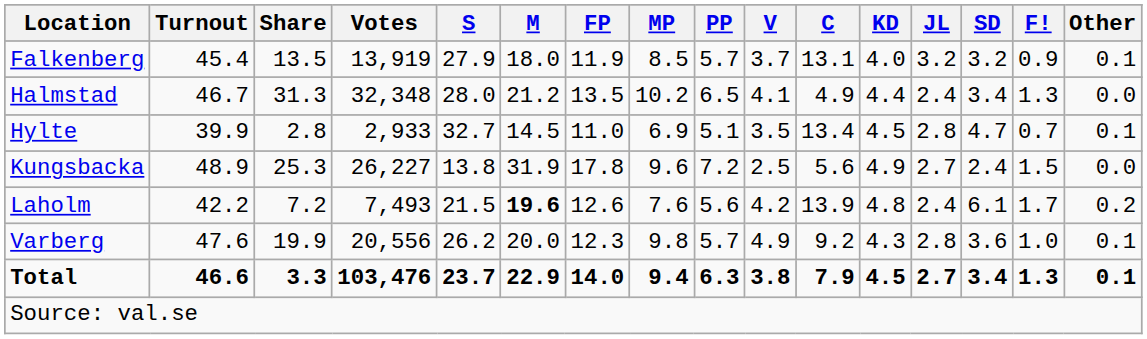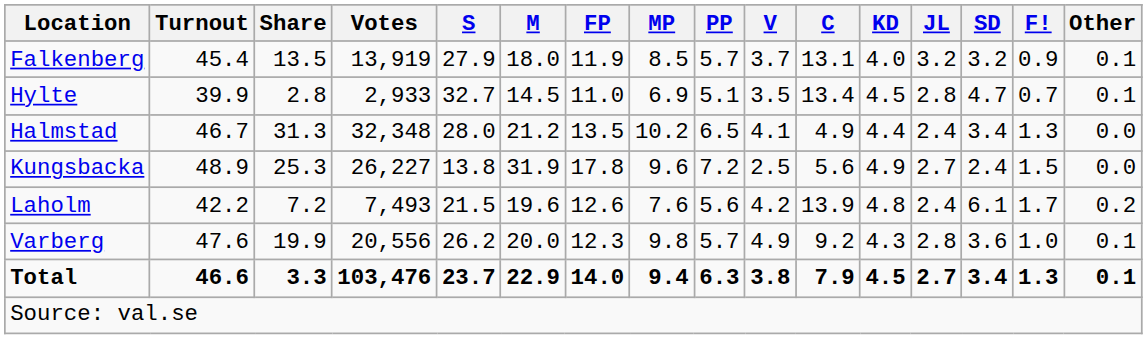rows swapped: (64, 96) <-> (44, 132)
(533, 205) bold -> (533, 205) normal
